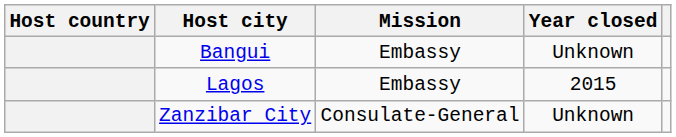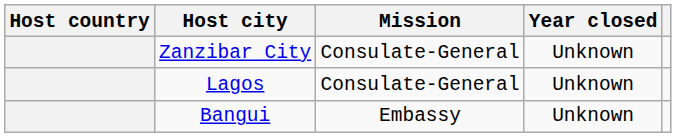rows swapped: (235, 52) <-> (235, 116)
(420, 84) Embassy -> (420, 84) Consulate-General
(593, 84) 2015 -> (593, 84) Unknown
